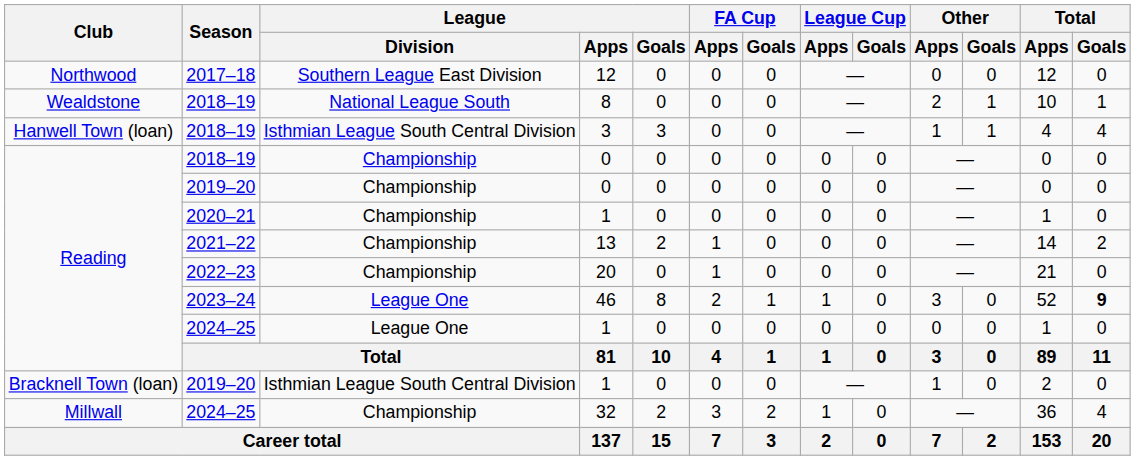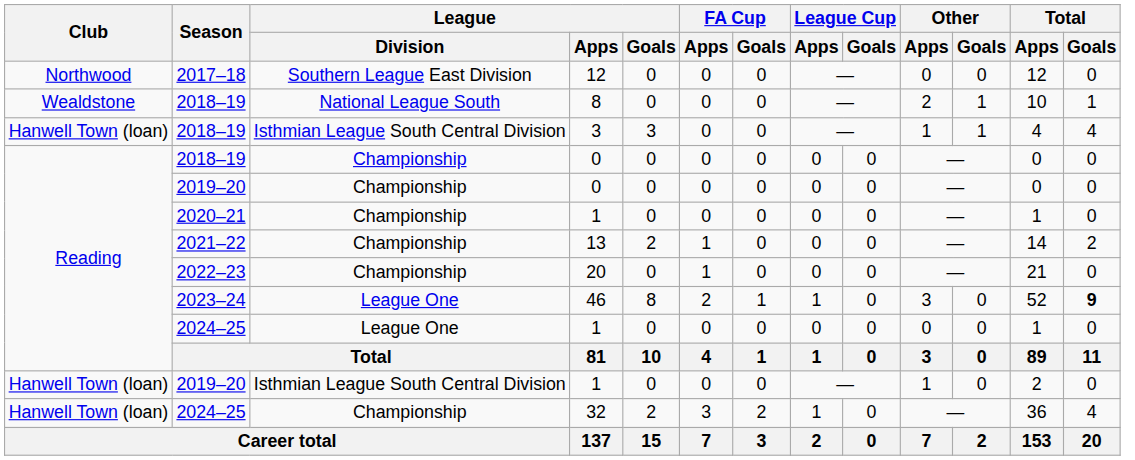(93, 384) Bracknell Town (loan) -> (88, 384) Hanwell Town (loan)
(93, 412) Millwall -> (88, 412) Hanwell Town (loan)
